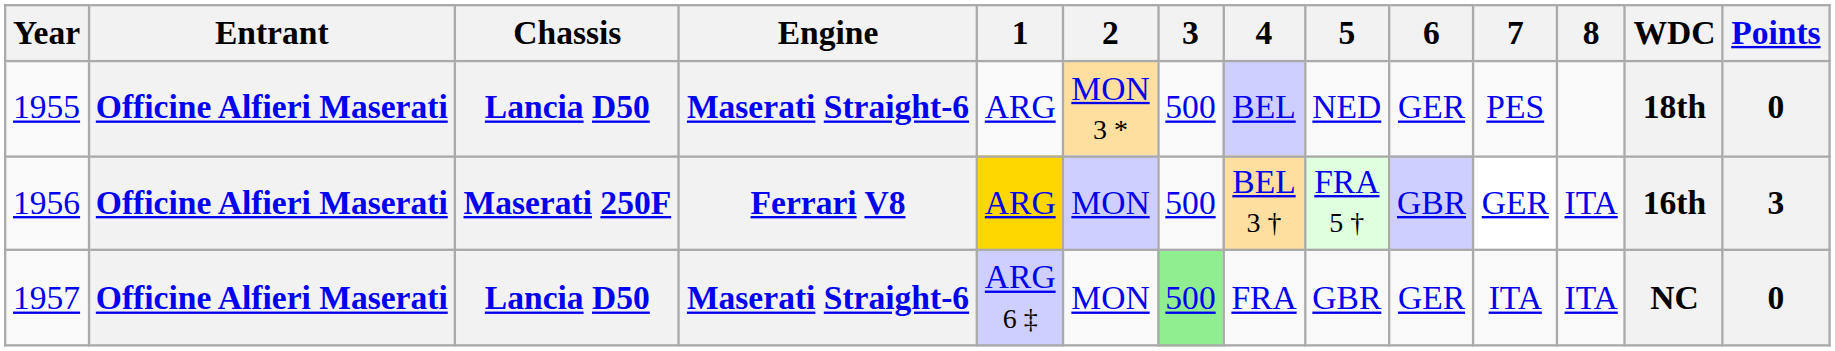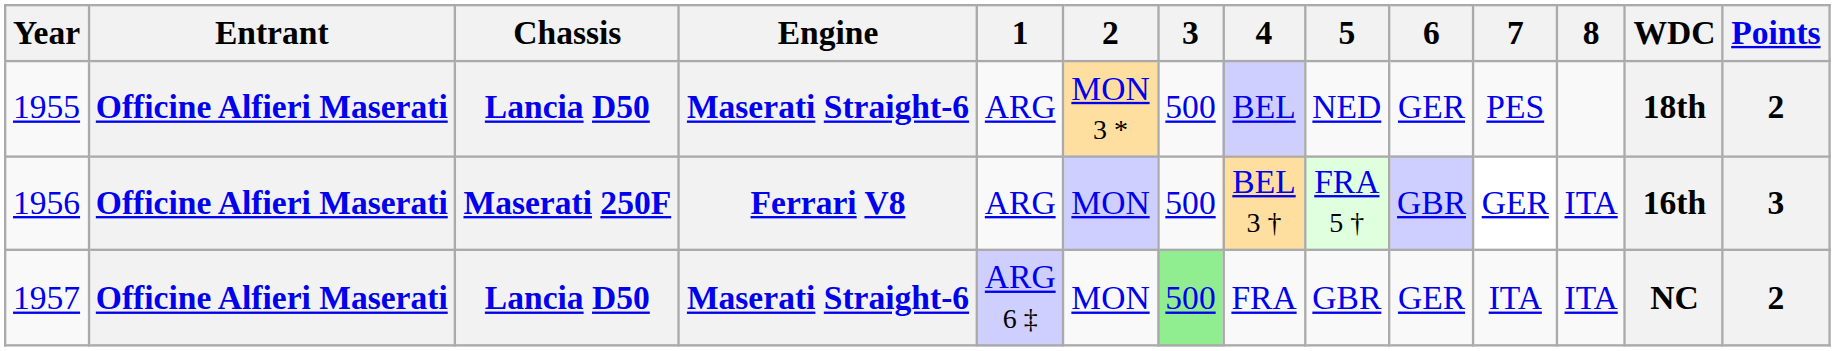(1776, 107) 0 -> (1776, 107) 2
(1020, 202) gold background -> (1020, 202) no background
(1776, 297) 0 -> (1776, 297) 2
